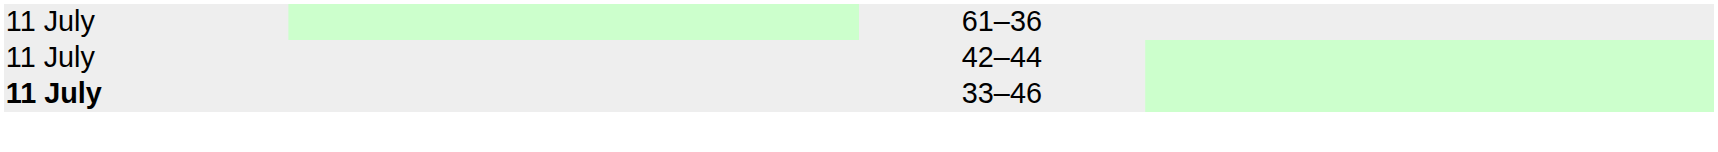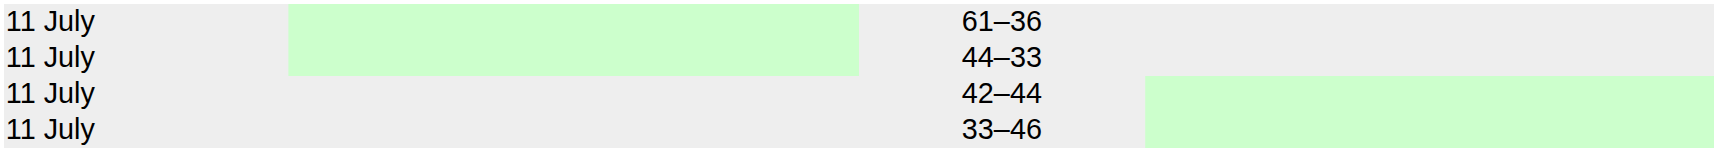+ row: (1002, 57)
(54, 93) bold -> (50, 129) normal
